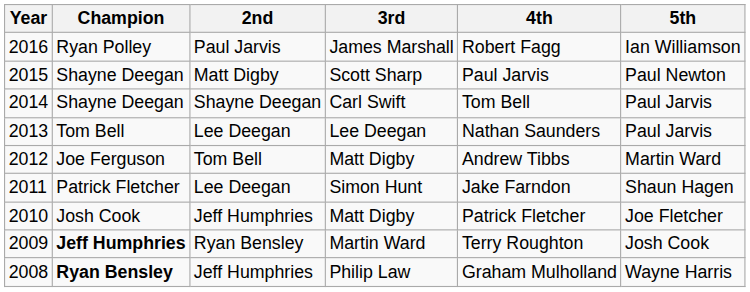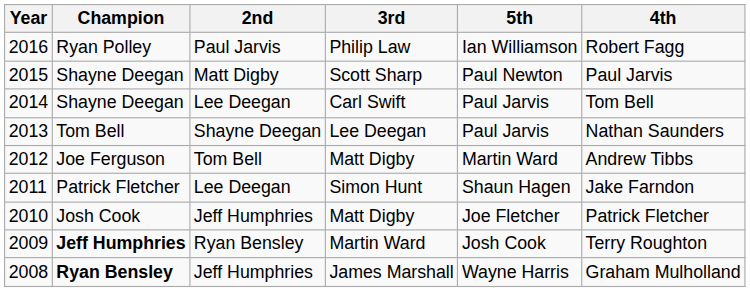columns swapped: (539, 18) <-> (683, 18)
(392, 46) James Marshall -> (370, 46) Philip Law
(258, 103) Shayne Deegan -> (242, 103) Lee Deegan
(242, 131) Lee Deegan -> (258, 131) Shayne Deegan
(370, 272) Philip Law -> (392, 272) James Marshall
